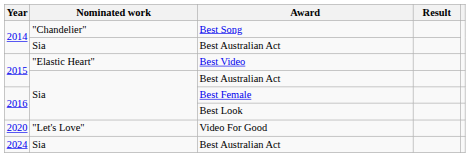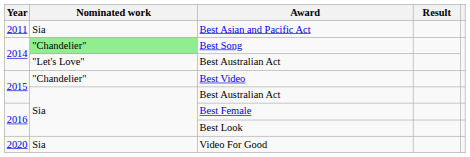+ row: (17, 29)
(59, 29) no background -> (59, 45) lightgreen background
(39, 45) Sia -> (58, 62) "Let's Love"
(64, 62) "Elastic Heart" -> (59, 78) "Chandelier"
(58, 128) "Let's Love" -> (39, 144) Sia
- row: (17, 144)
